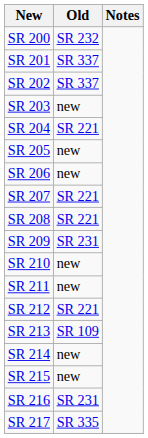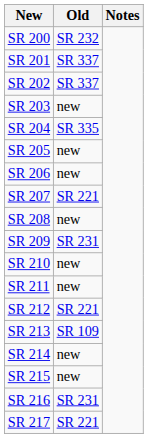(78, 128) SR 221 -> (78, 128) SR 335
(78, 219) SR 221 -> (68, 219) new
(78, 422) SR 335 -> (78, 422) SR 221
